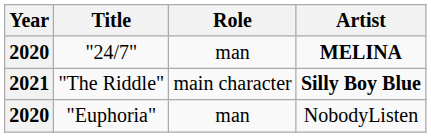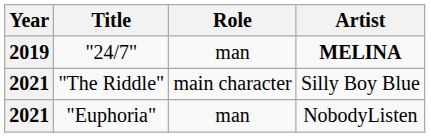(29, 52) 2020 -> (29, 52) 2019
(361, 83) bold -> (360, 83) normal
(29, 115) 2020 -> (29, 115) 2021
